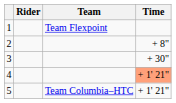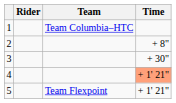(76, 28) Team Flexpoint -> (89, 28) Team Columbia–HTC
(89, 91) Team Columbia–HTC -> (76, 91) Team Flexpoint
